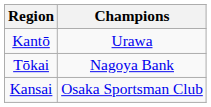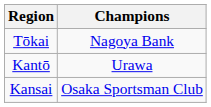rows swapped: (31, 41) <-> (31, 65)
